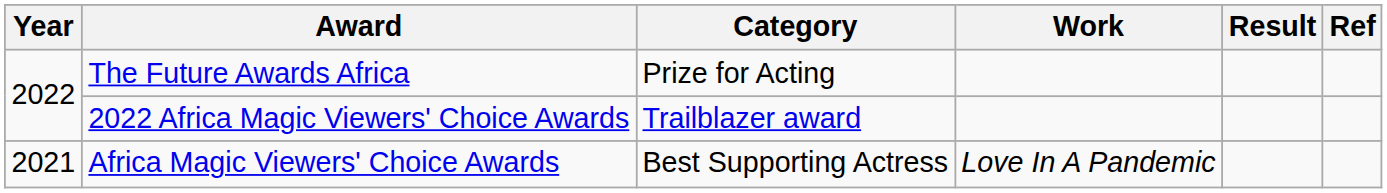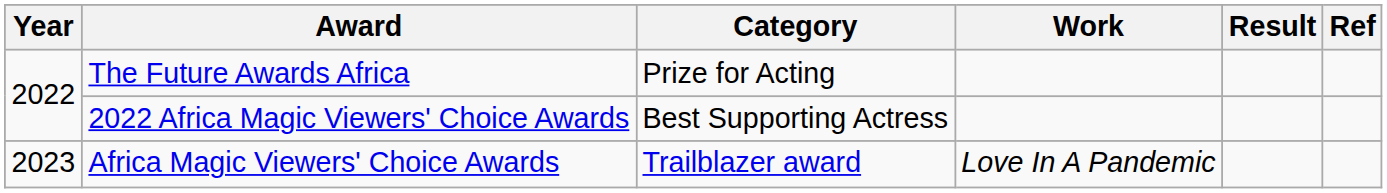(752, 118) Trailblazer award -> (795, 118) Best Supporting Actress
(43, 163) 2021 -> (43, 163) 2023
(795, 163) Best Supporting Actress -> (752, 163) Trailblazer award
